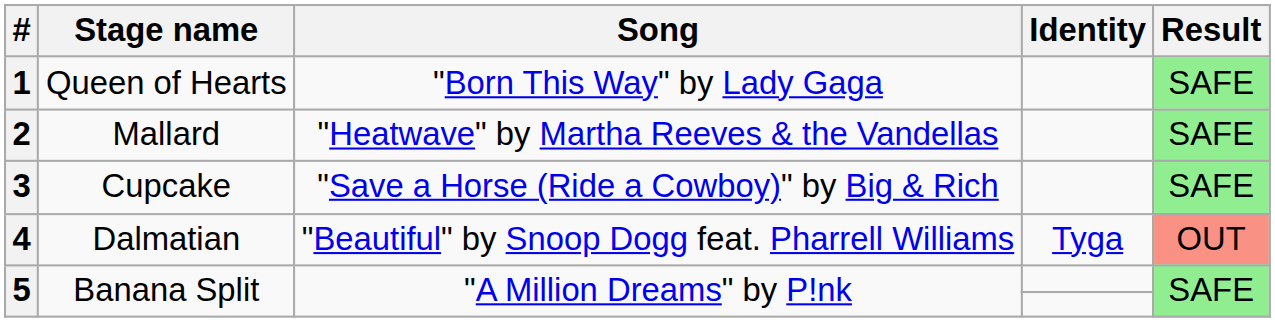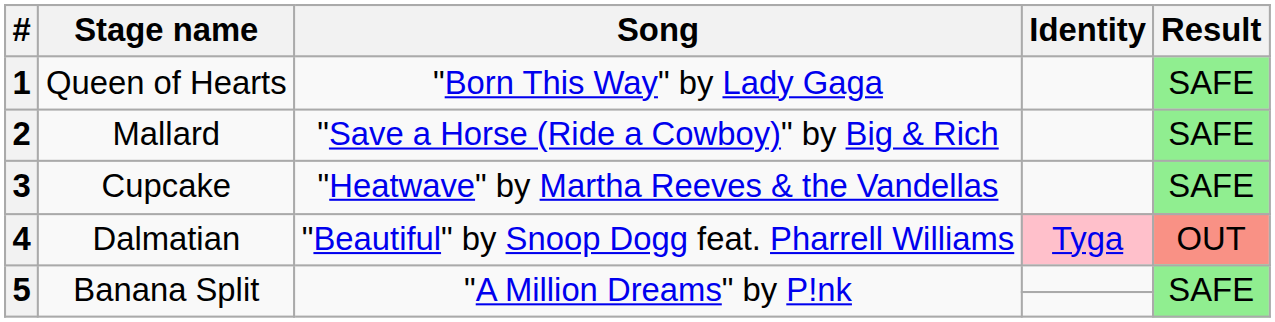(658, 134) "Heatwave" by Martha Reeves & the Vandellas -> (658, 134) "Save a Horse (Ride a Cowboy)" by Big & Rich
(658, 186) "Save a Horse (Ride a Cowboy)" by Big & Rich -> (658, 186) "Heatwave" by Martha Reeves & the Vandellas
(1088, 238) no background -> (1088, 238) pink background
